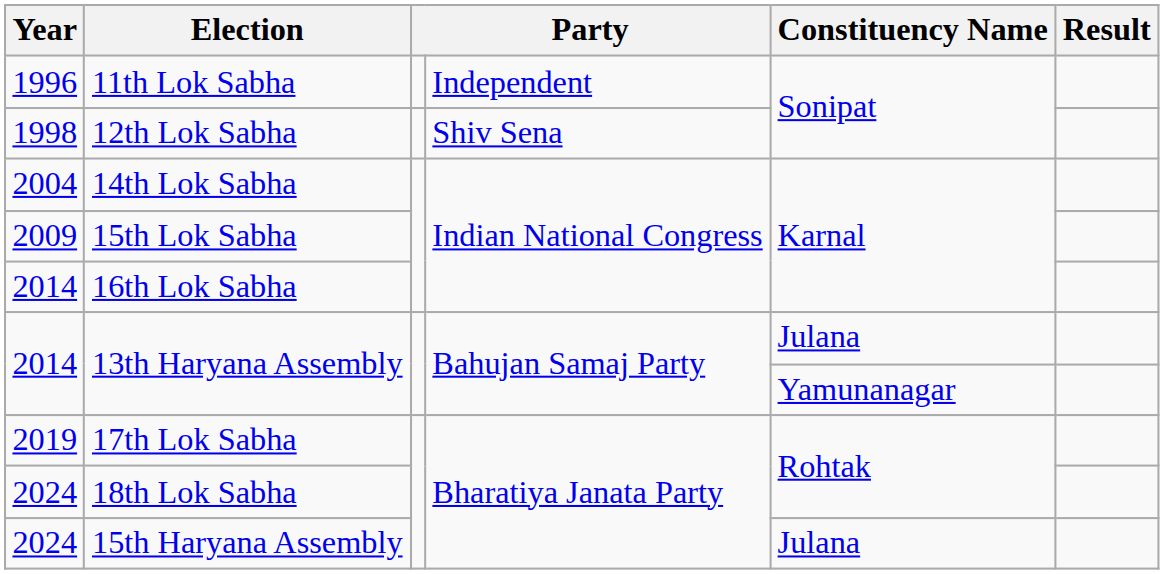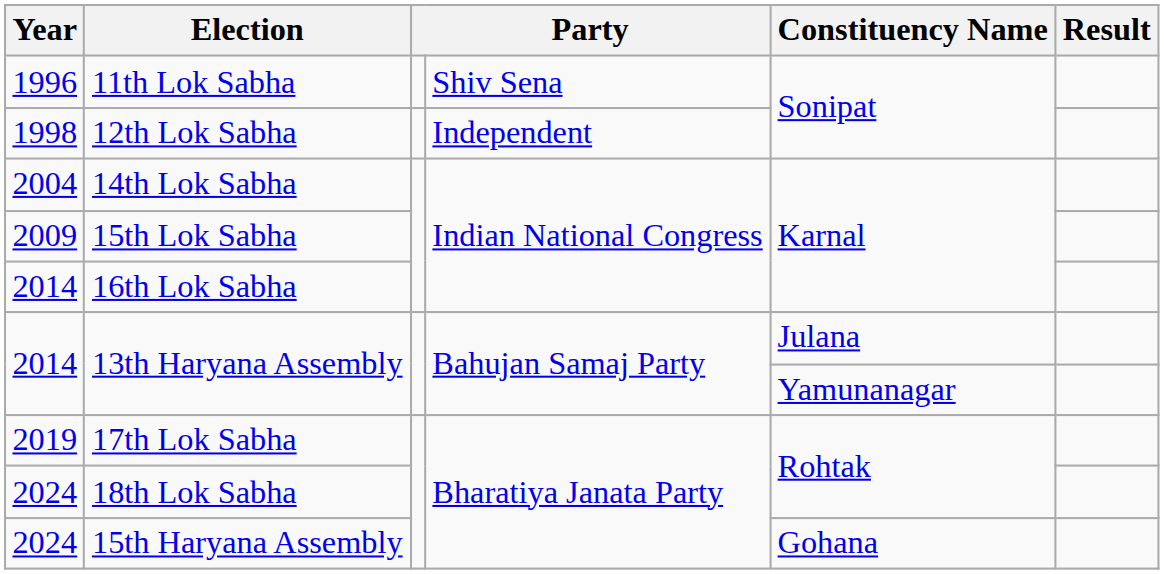(512, 81) Independent -> (497, 81) Shiv Sena
(497, 132) Shiv Sena -> (512, 132) Independent
(819, 542) Julana -> (828, 542) Gohana
